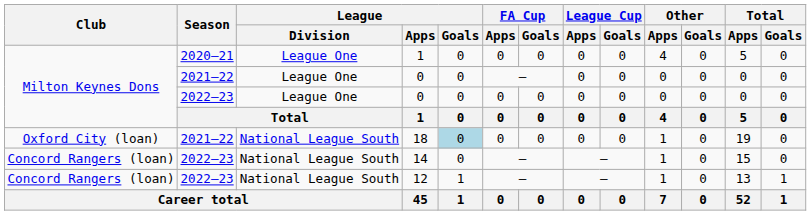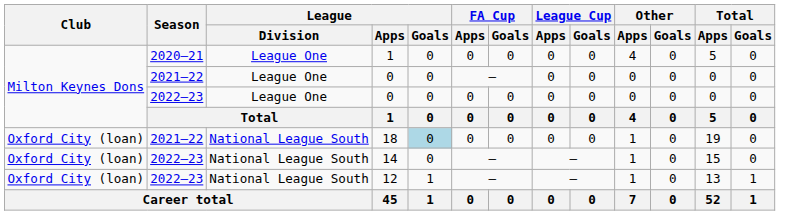(91, 159) Concord Rangers (loan) -> (76, 159) Oxford City (loan)
(91, 179) Concord Rangers (loan) -> (76, 179) Oxford City (loan)
